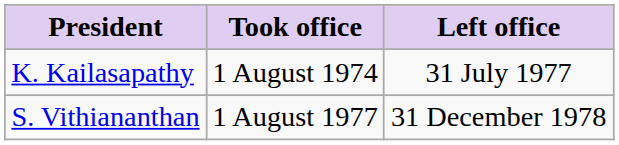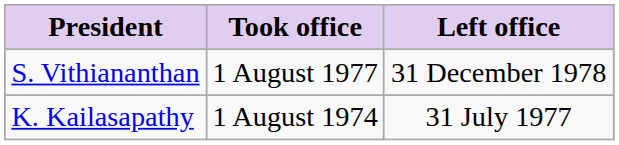rows swapped: (103, 71) <-> (105, 116)
